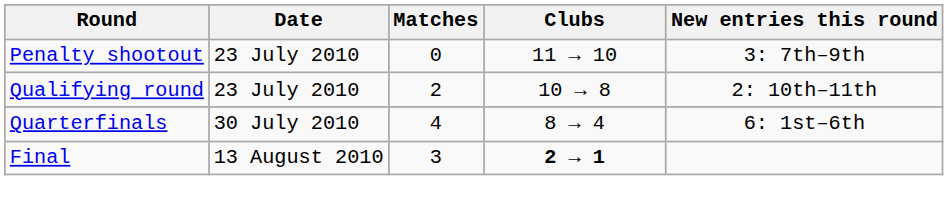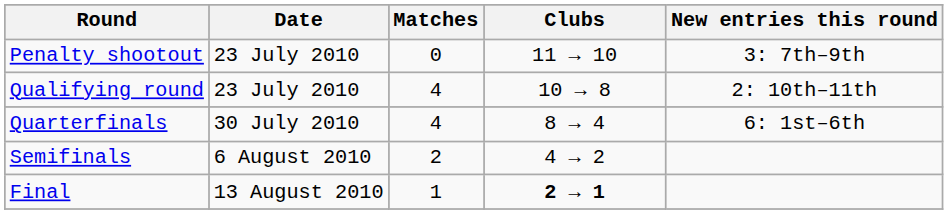(436, 90) 2 -> (436, 90) 4
+ row: (70, 158)
(436, 158) 3 -> (436, 192) 1
